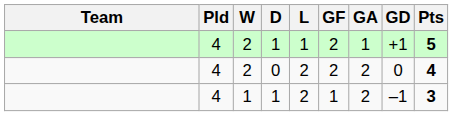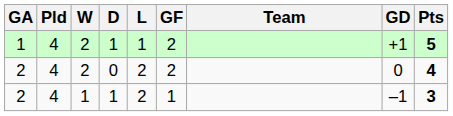columns swapped: (102, 17) <-> (365, 17)
